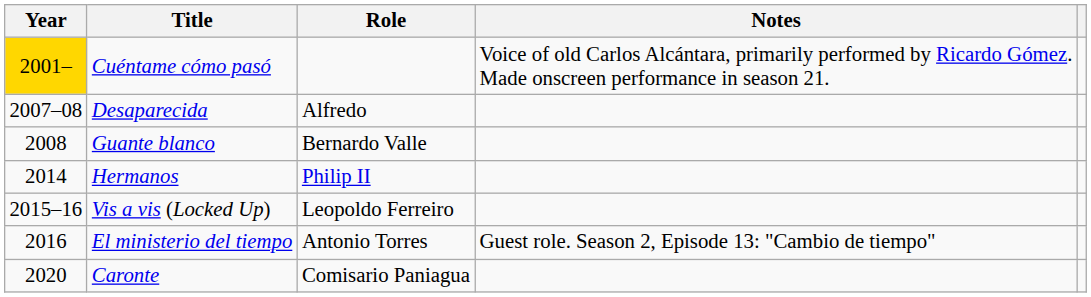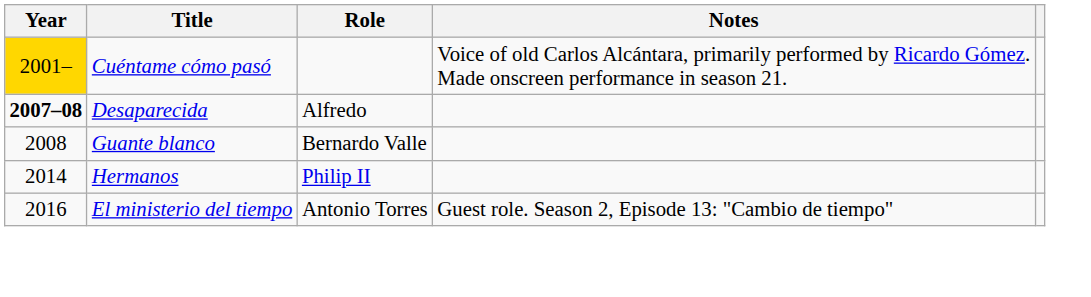(46, 110) normal -> (46, 110) bold
- row: (181, 209)
- row: (126, 275)
